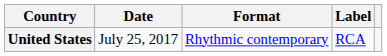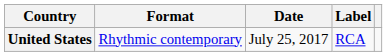columns swapped: (138, 16) <-> (257, 16)
